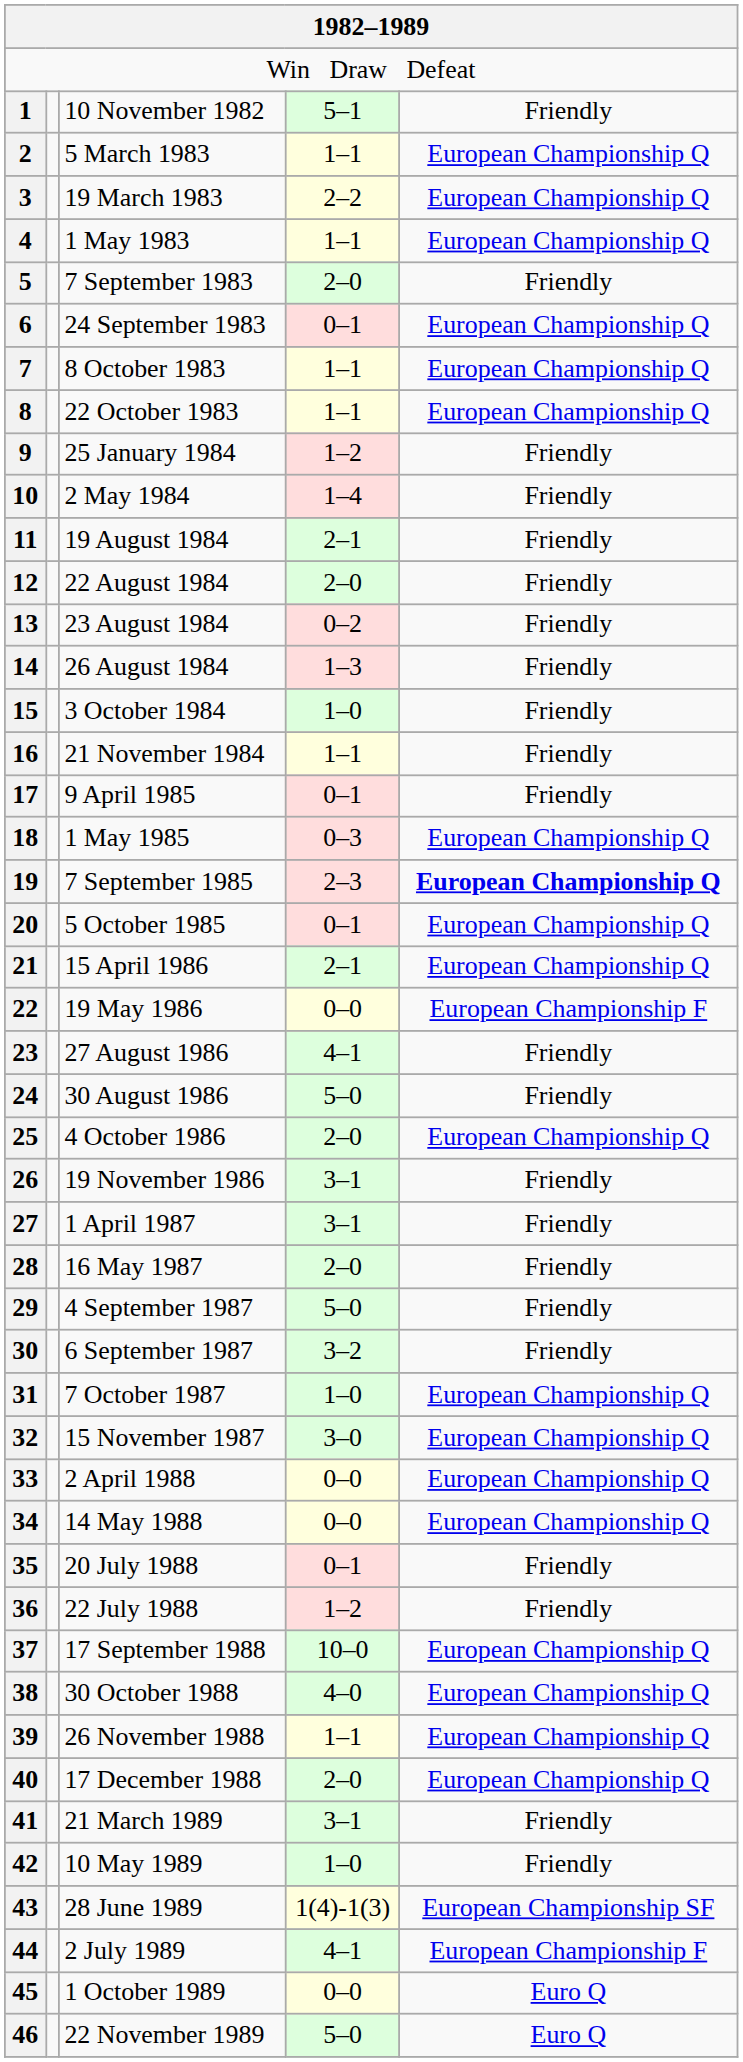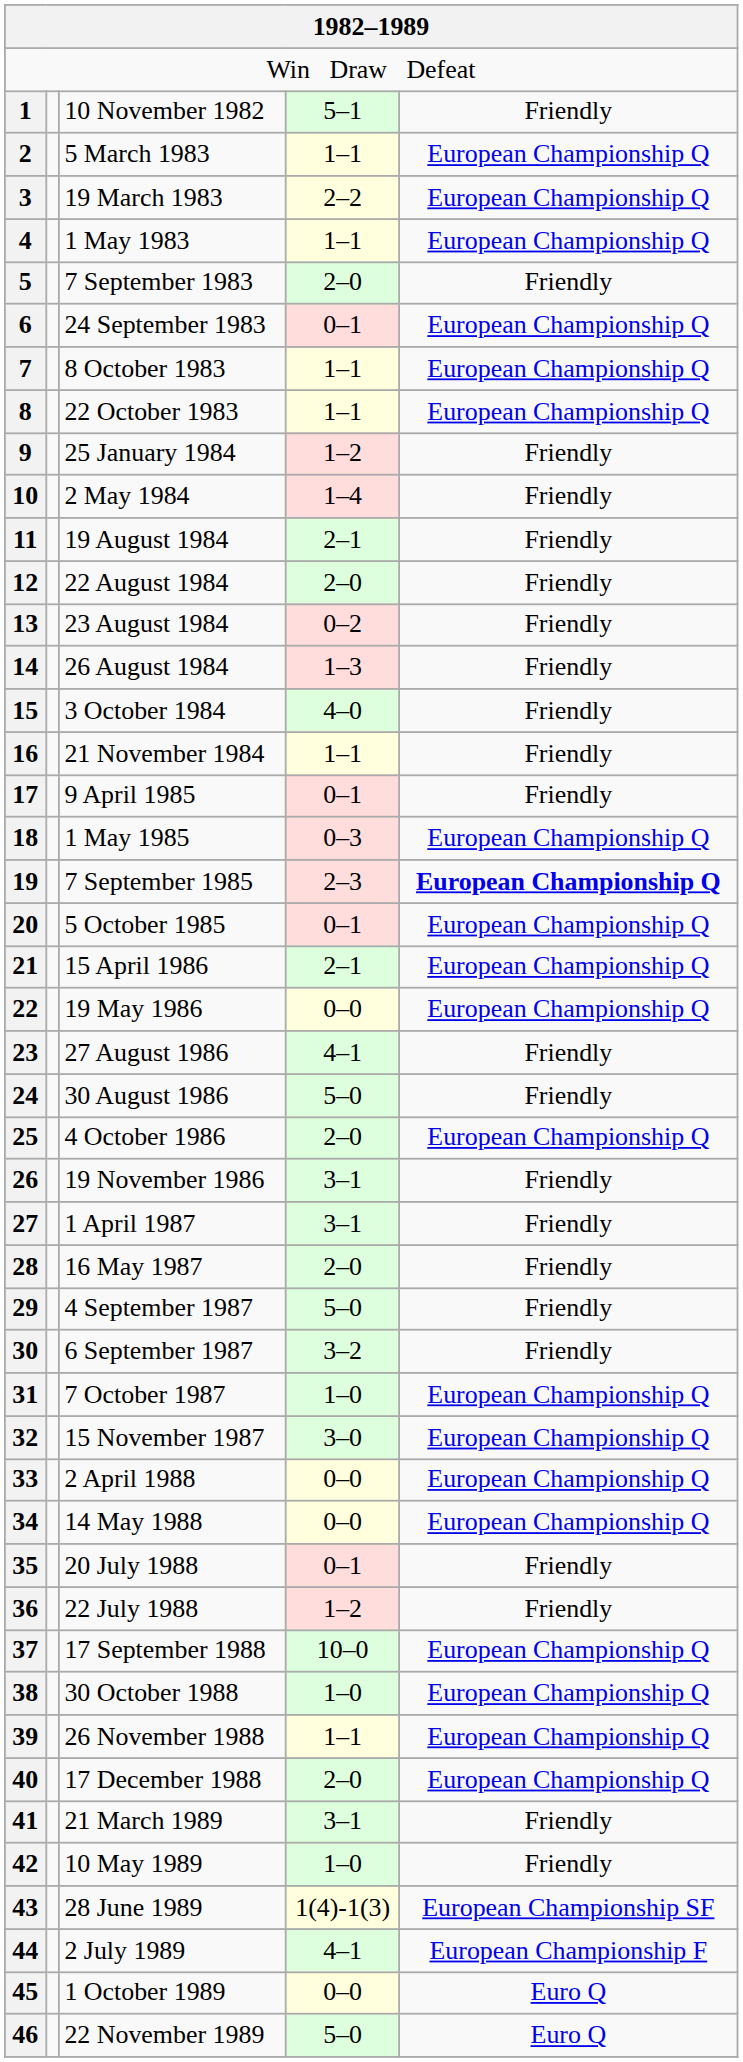(343, 710) 1–0 -> (343, 710) 4–0
(568, 1009) European Championship F -> (568, 1009) European Championship Q
(343, 1693) 4–0 -> (343, 1693) 1–0
